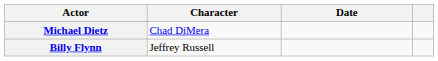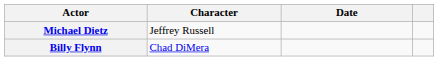(179, 30) Chad DiMera -> (182, 30) Jeffrey Russell
(182, 47) Jeffrey Russell -> (179, 47) Chad DiMera
